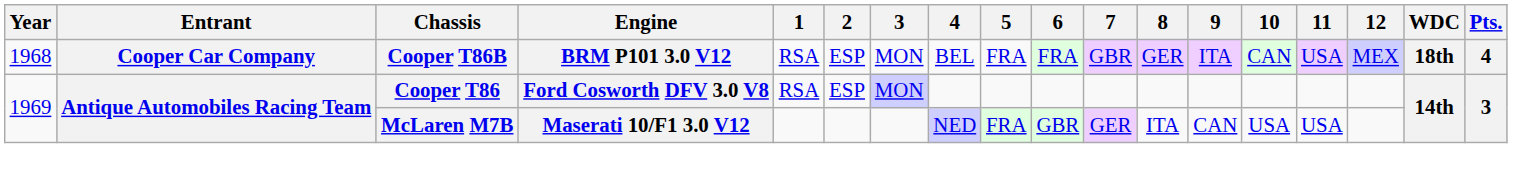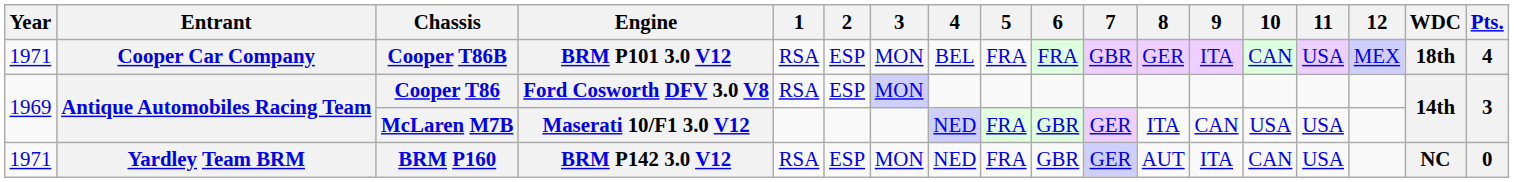(30, 56) 1968 -> (30, 56) 1971
+ row: (447, 159)
